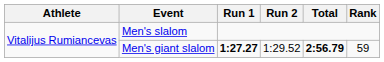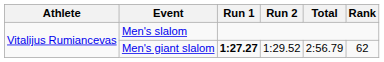(325, 49) bold -> (325, 49) normal
(363, 49) 59 -> (362, 49) 62
